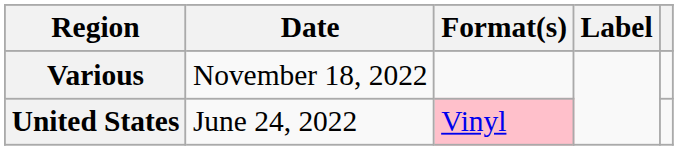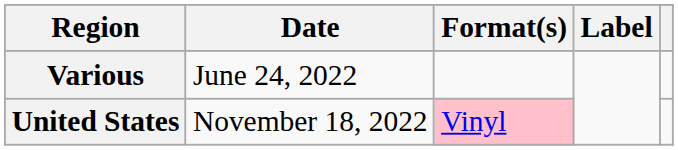(310, 74) November 18, 2022 -> (275, 74) June 24, 2022
(275, 121) June 24, 2022 -> (310, 121) November 18, 2022
